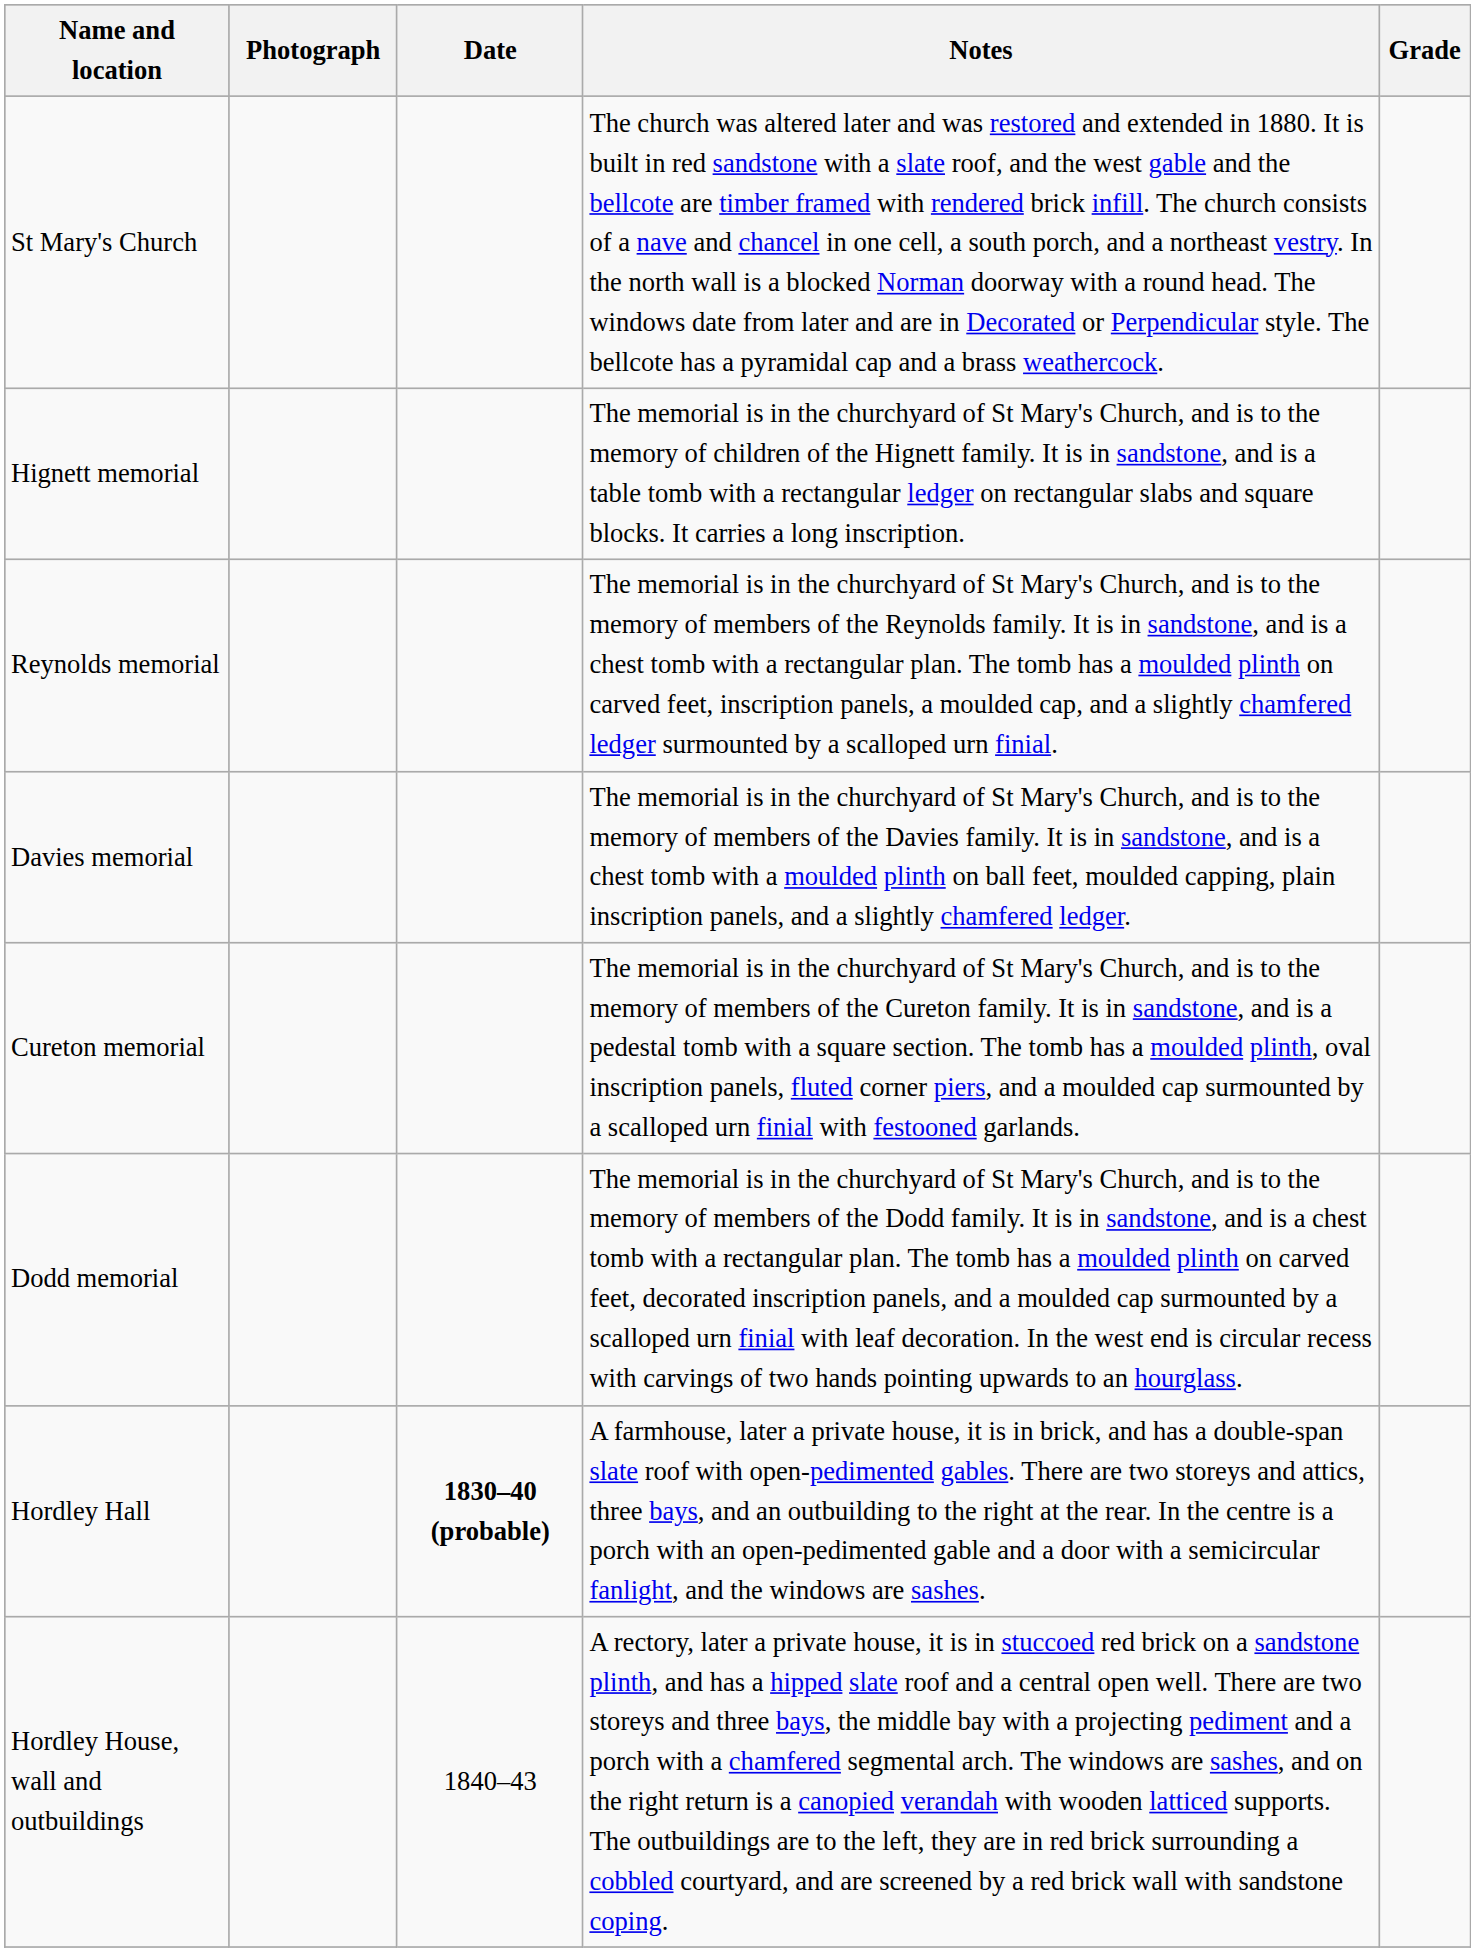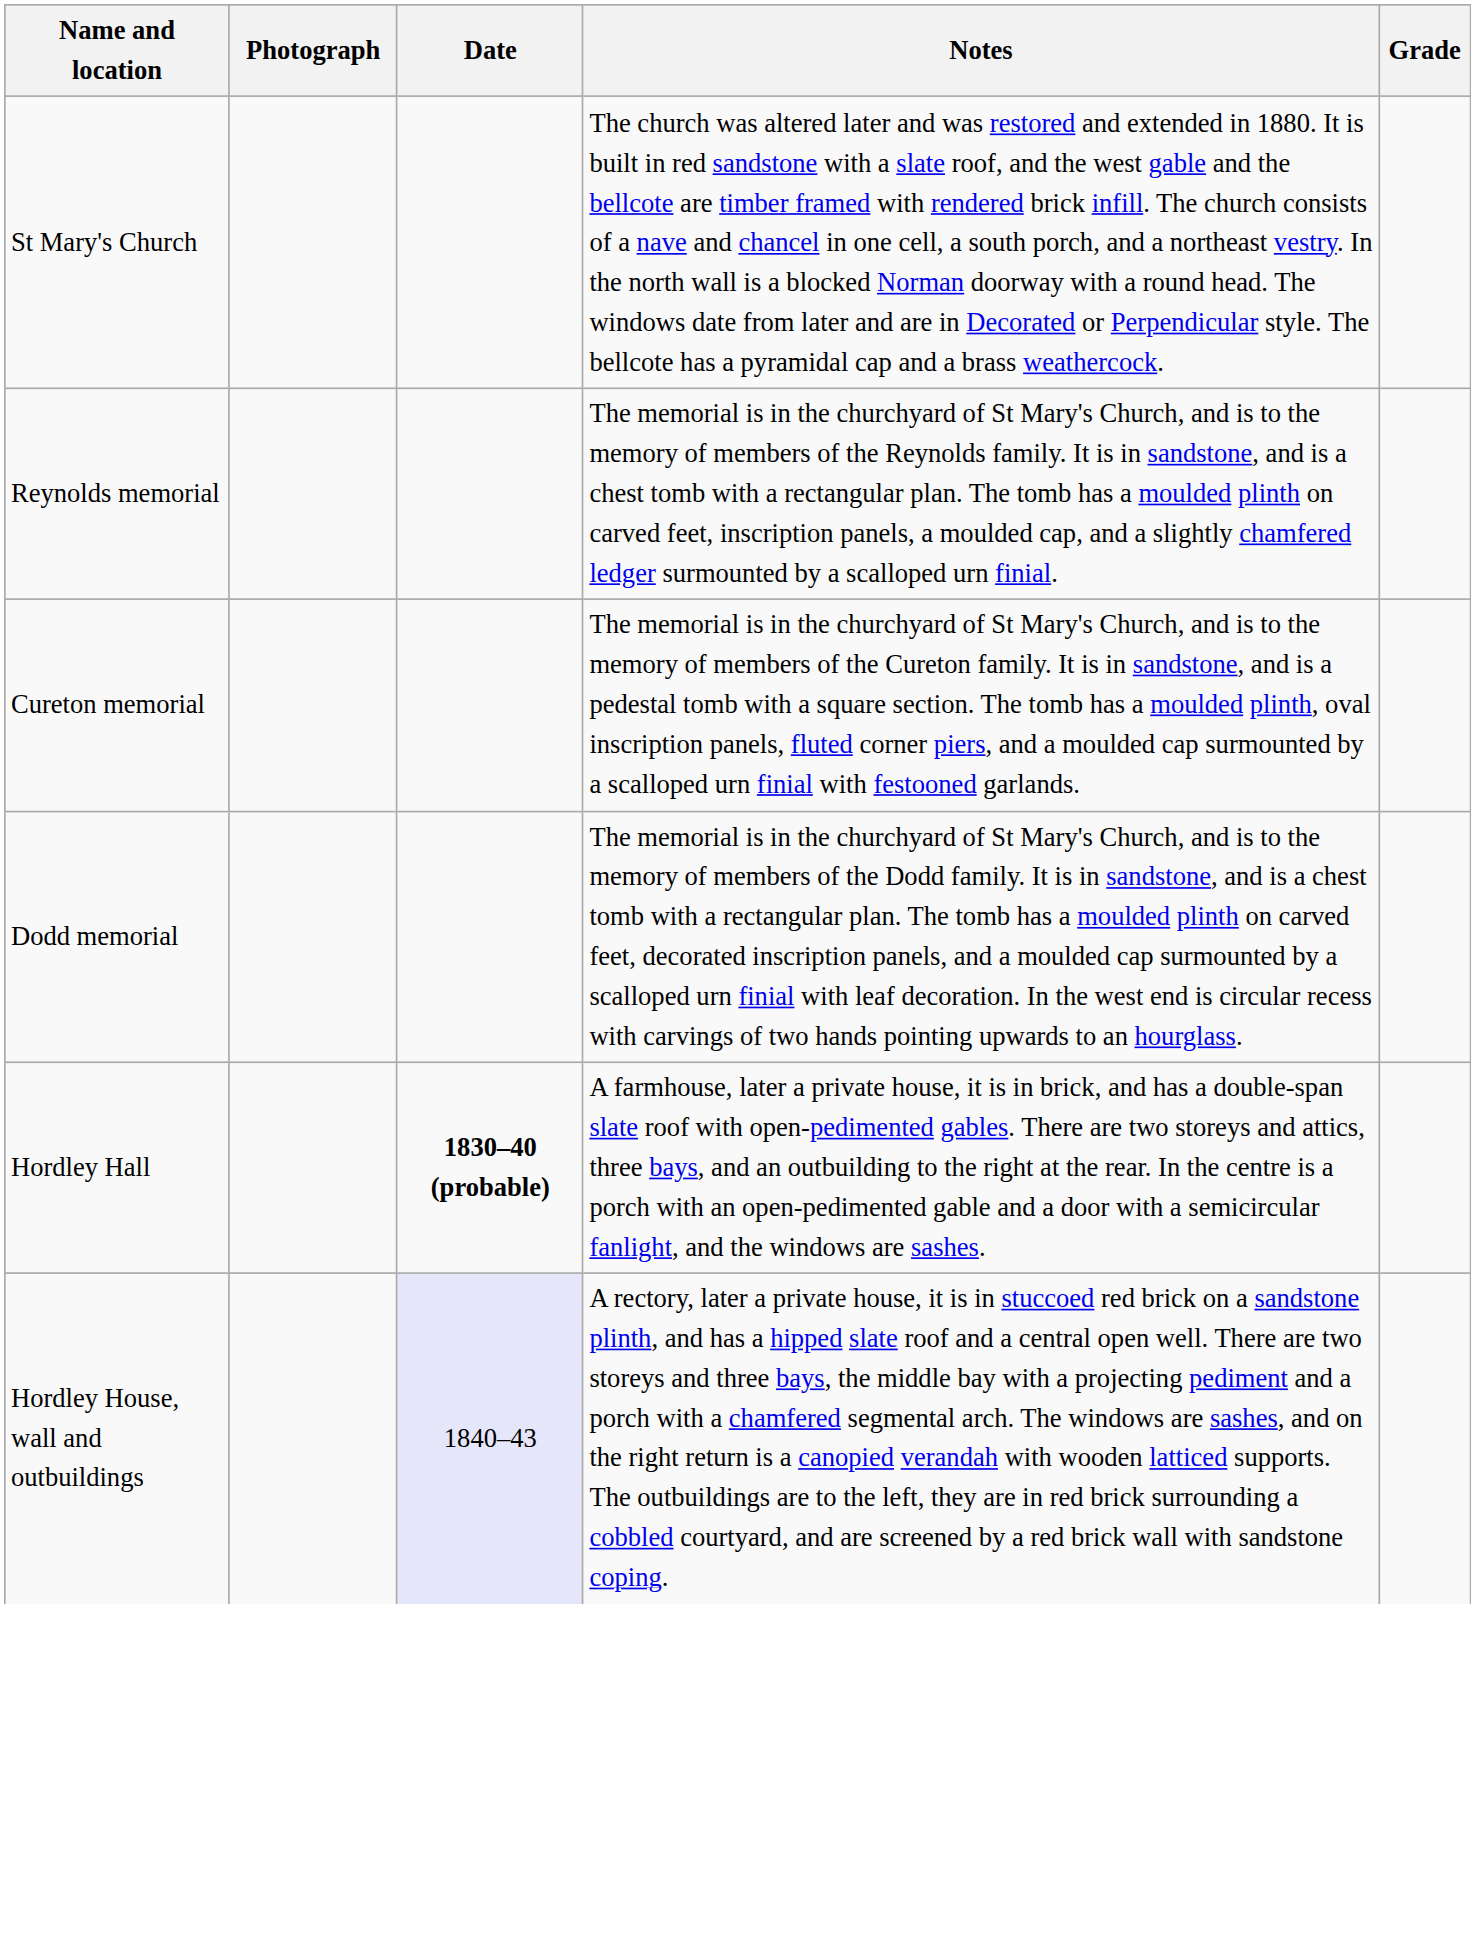- row: (105, 473)
- row: (102, 856)
(490, 1781) no background -> (490, 1438) lavender background
